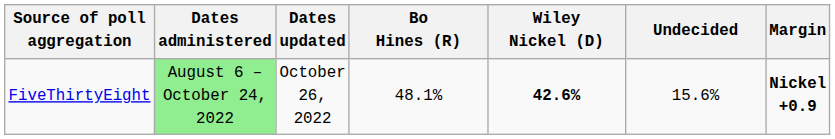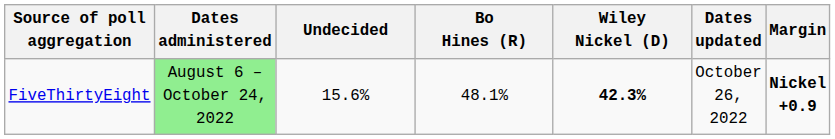columns swapped: (313, 30) <-> (696, 30)
(556, 95) 42.6% -> (622, 95) 42.3%
